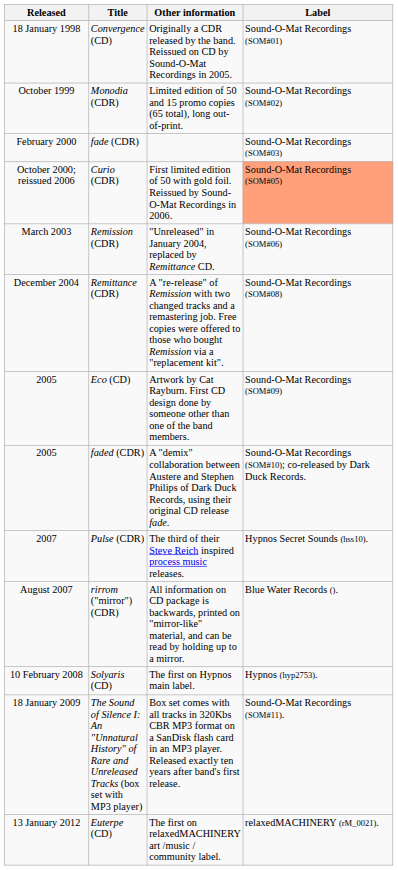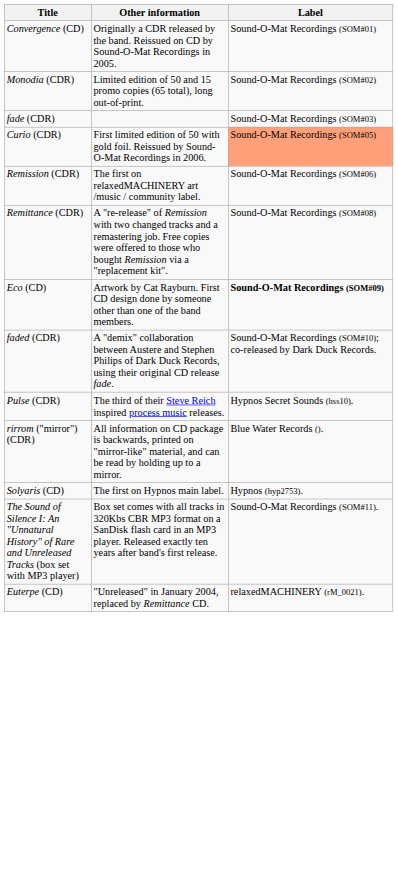- column: (46, 12)
(182, 249) "Unreleased" in January 2004, replaced by Remittance CD. -> (147, 185) The first on relaxedMACHINERY art /music / community label.
(298, 385) normal -> (307, 287) bold
(195, 840) The first on relaxedMACHINERY art /music / community label. -> (156, 598) "Unreleased" in January 2004, replaced by Remittance CD.
